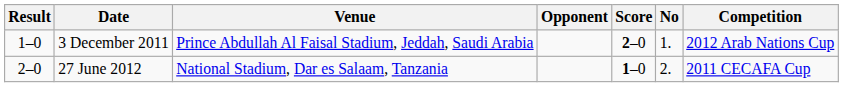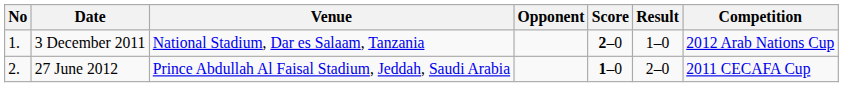columns swapped: (669, 16) <-> (30, 16)
(355, 42) Prince Abdullah Al Faisal Stadium, Jeddah, Saudi Arabia -> (289, 42) National Stadium, Dar es Salaam, Tanzania
(312, 68) National Stadium, Dar es Salaam, Tanzania -> (331, 68) Prince Abdullah Al Faisal Stadium, Jeddah, Saudi Arabia
